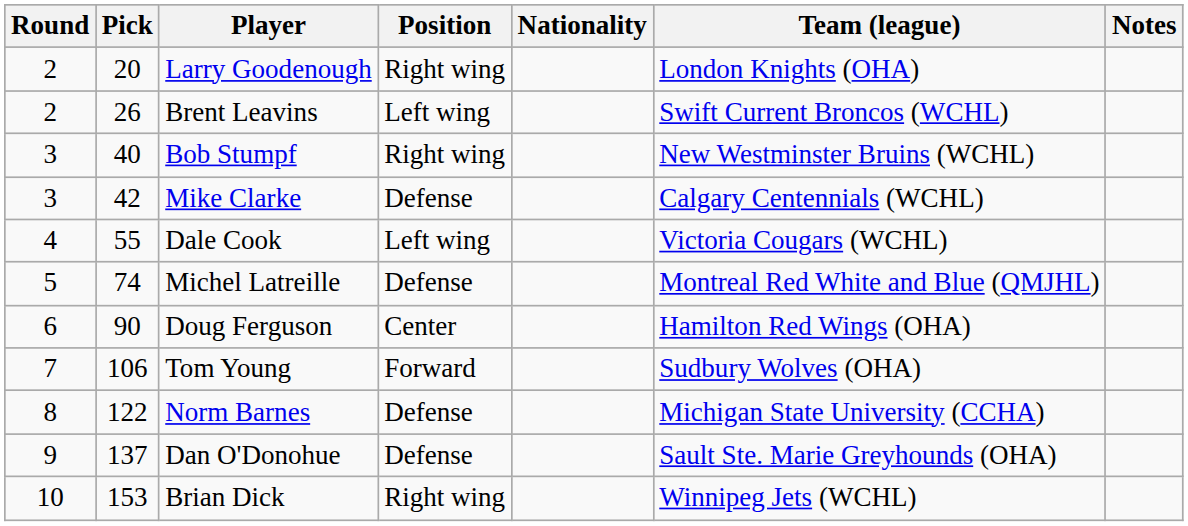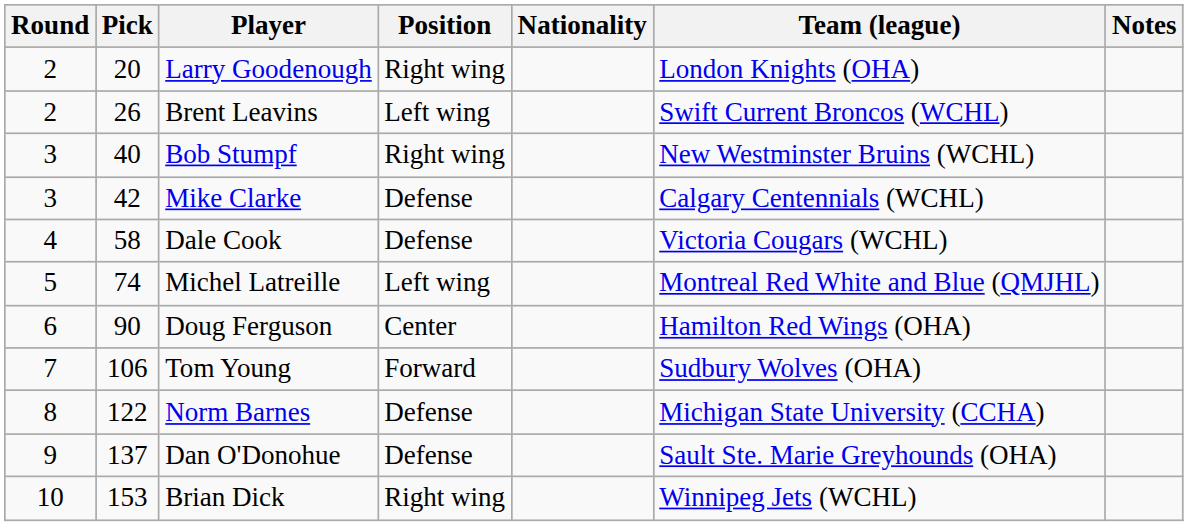(127, 240) 55 -> (127, 240) 58
(437, 240) Left wing -> (428, 240) Defense
(428, 283) Defense -> (437, 283) Left wing
